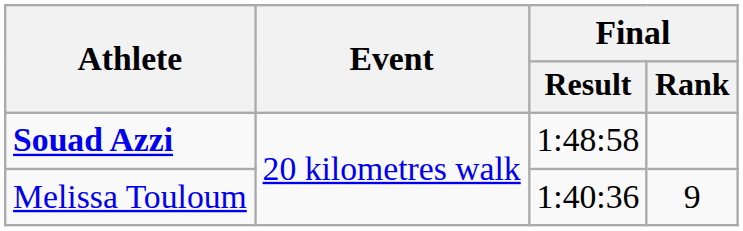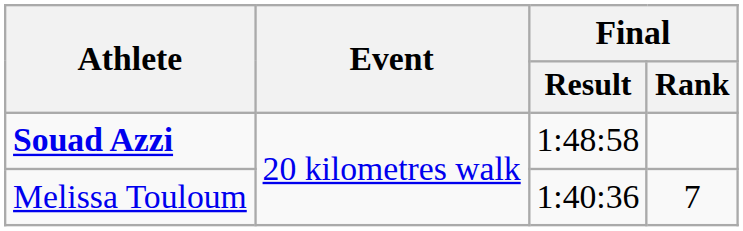(692, 196) 9 -> (692, 196) 7
